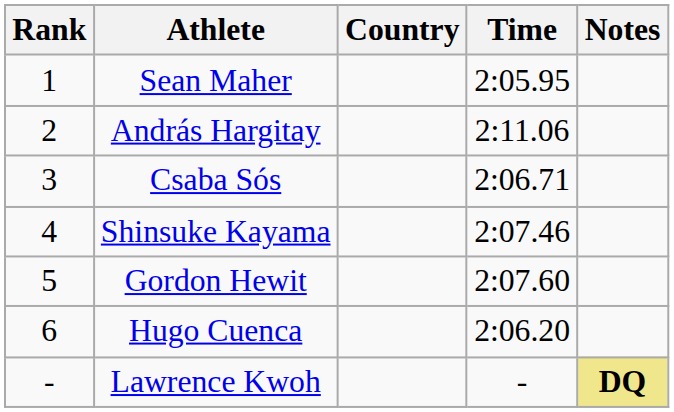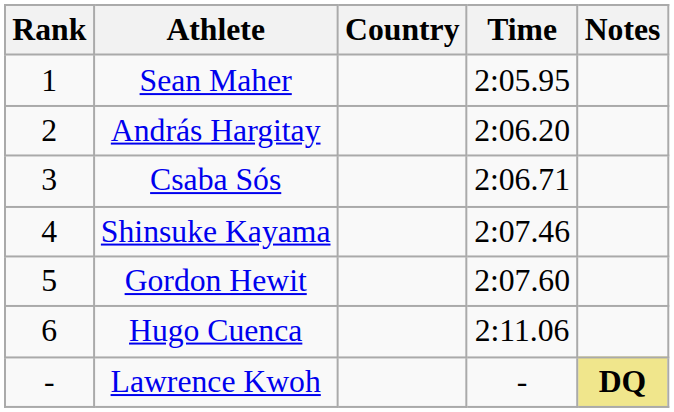(522, 130) 2:11.06 -> (522, 130) 2:06.20
(522, 331) 2:06.20 -> (522, 331) 2:11.06
